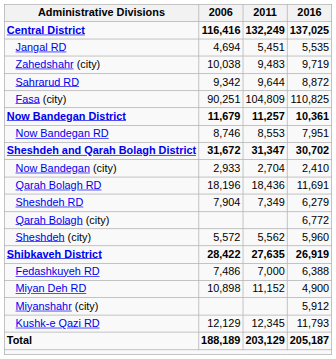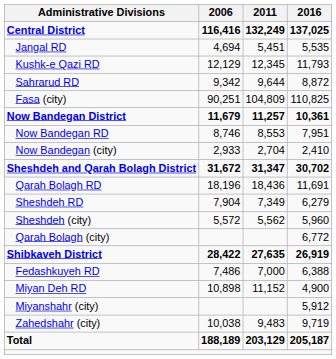rows swapped: (58, 323) <-> (58, 64)
rows swapped: (66, 168) <-> (101, 151)
rows swapped: (62, 220) <-> (53, 237)
